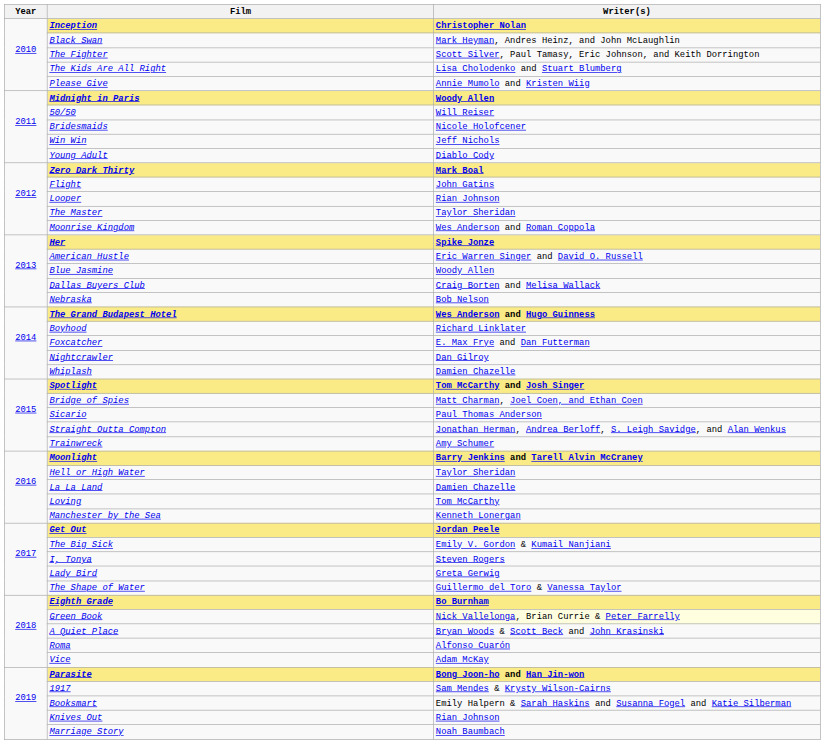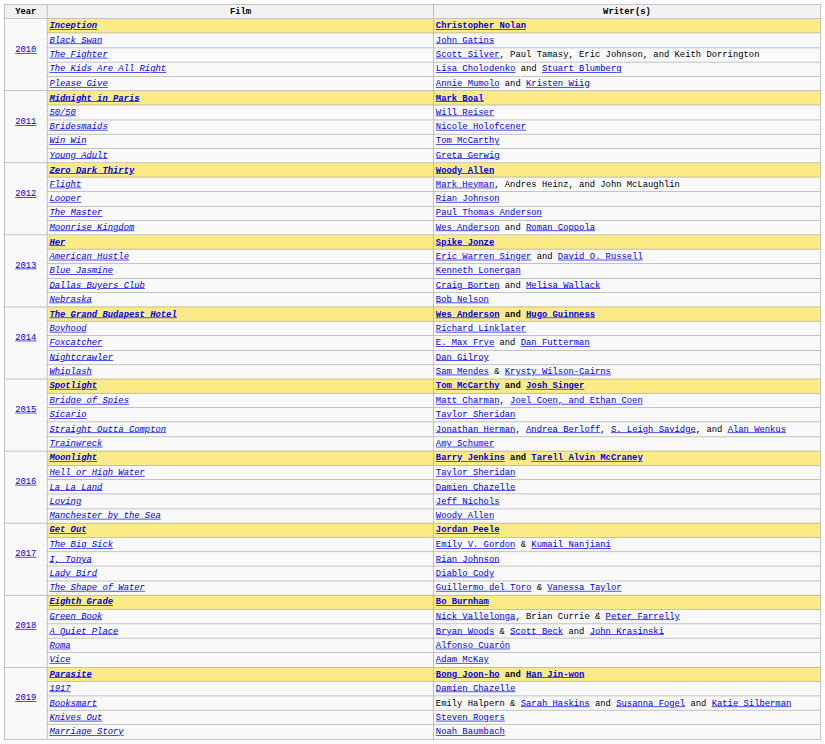(558, 40) Mark Heyman, Andres Heinz, and John McLaughlin -> (465, 40) John Gatins
(465, 98) Woody Allen -> (460, 98) Mark Boal
(468, 141) Jeff Nichols -> (468, 141) Tom McCarthy
(465, 156) Diablo Cody -> (468, 156) Greta Gerwig
(460, 170) Mark Boal -> (465, 170) Woody Allen
(465, 184) John Gatins -> (558, 184) Mark Heyman, Andres Heinz, and John McLaughlin
(476, 213) Taylor Sheridan -> (489, 213) Paul Thomas Anderson
(465, 271) Woody Allen -> (478, 271) Kenneth Lonergan
(476, 372) Damien Chazelle -> (523, 372) Sam Mendes & Krysty Wilson-Cairns
(489, 415) Paul Thomas Anderson -> (476, 415) Taylor Sheridan
(468, 501) Tom McCarthy -> (468, 501) Jeff Nichols
(478, 516) Kenneth Lonergan -> (465, 516) Woody Allen
(470, 559) Steven Rogers -> (468, 559) Rian Johnson
(468, 573) Greta Gerwig -> (465, 573) Diablo Cody
(558, 617) lightyellow background -> (558, 617) no background
(523, 689) Sam Mendes & Krysty Wilson-Cairns -> (476, 689) Damien Chazelle
(468, 718) Rian Johnson -> (470, 718) Steven Rogers
